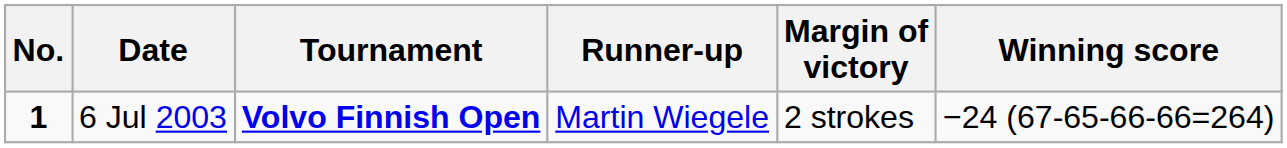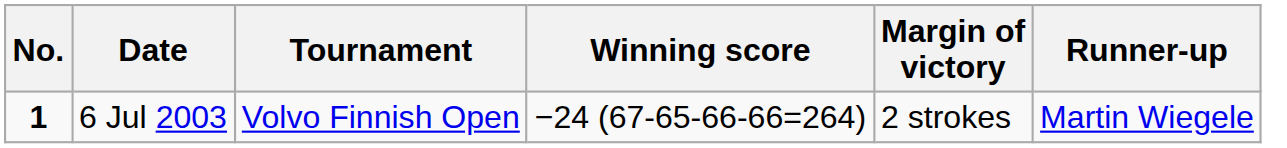columns swapped: (1109, 49) <-> (662, 49)
(391, 117) bold -> (381, 117) normal
